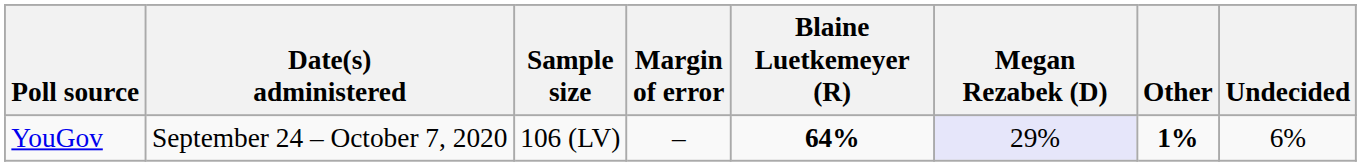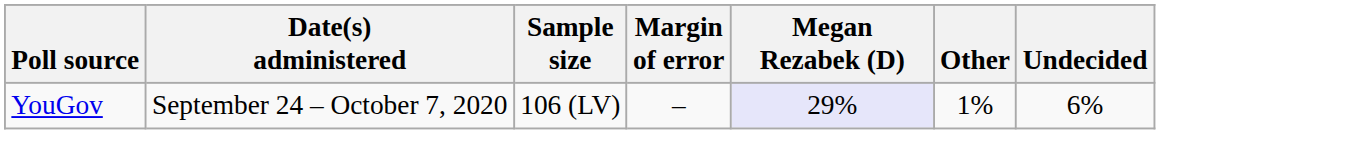- column: (832, 59)
(1178, 137) bold -> (975, 104) normal
